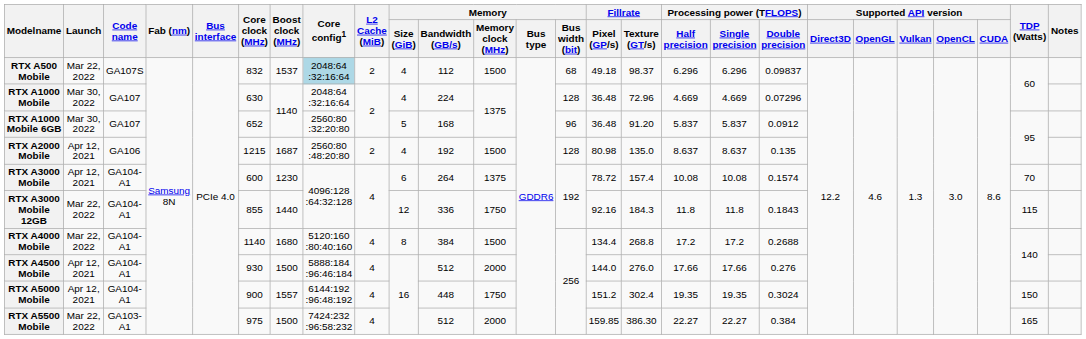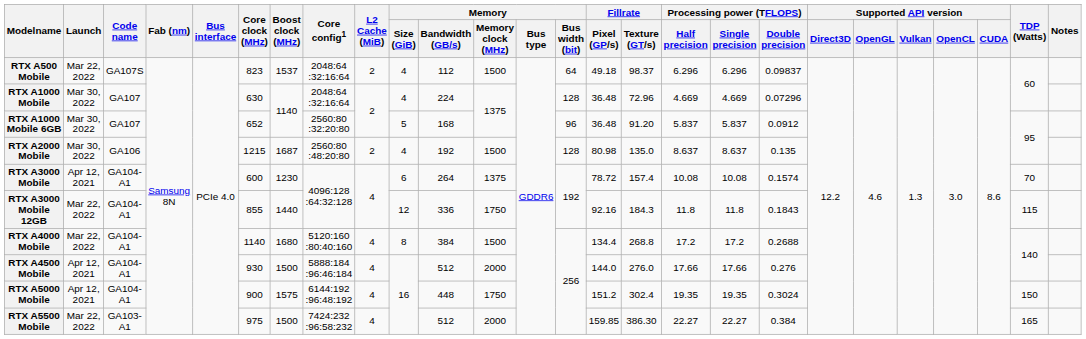(254, 70) 832 -> (254, 70) 823
(329, 70) lightblue background -> (329, 70) no background
(571, 70) 68 -> (571, 70) 64
(84, 150) Apr 12, 2021 -> (84, 150) Mar 30, 2022
(287, 294) 1557 -> (287, 294) 1575
